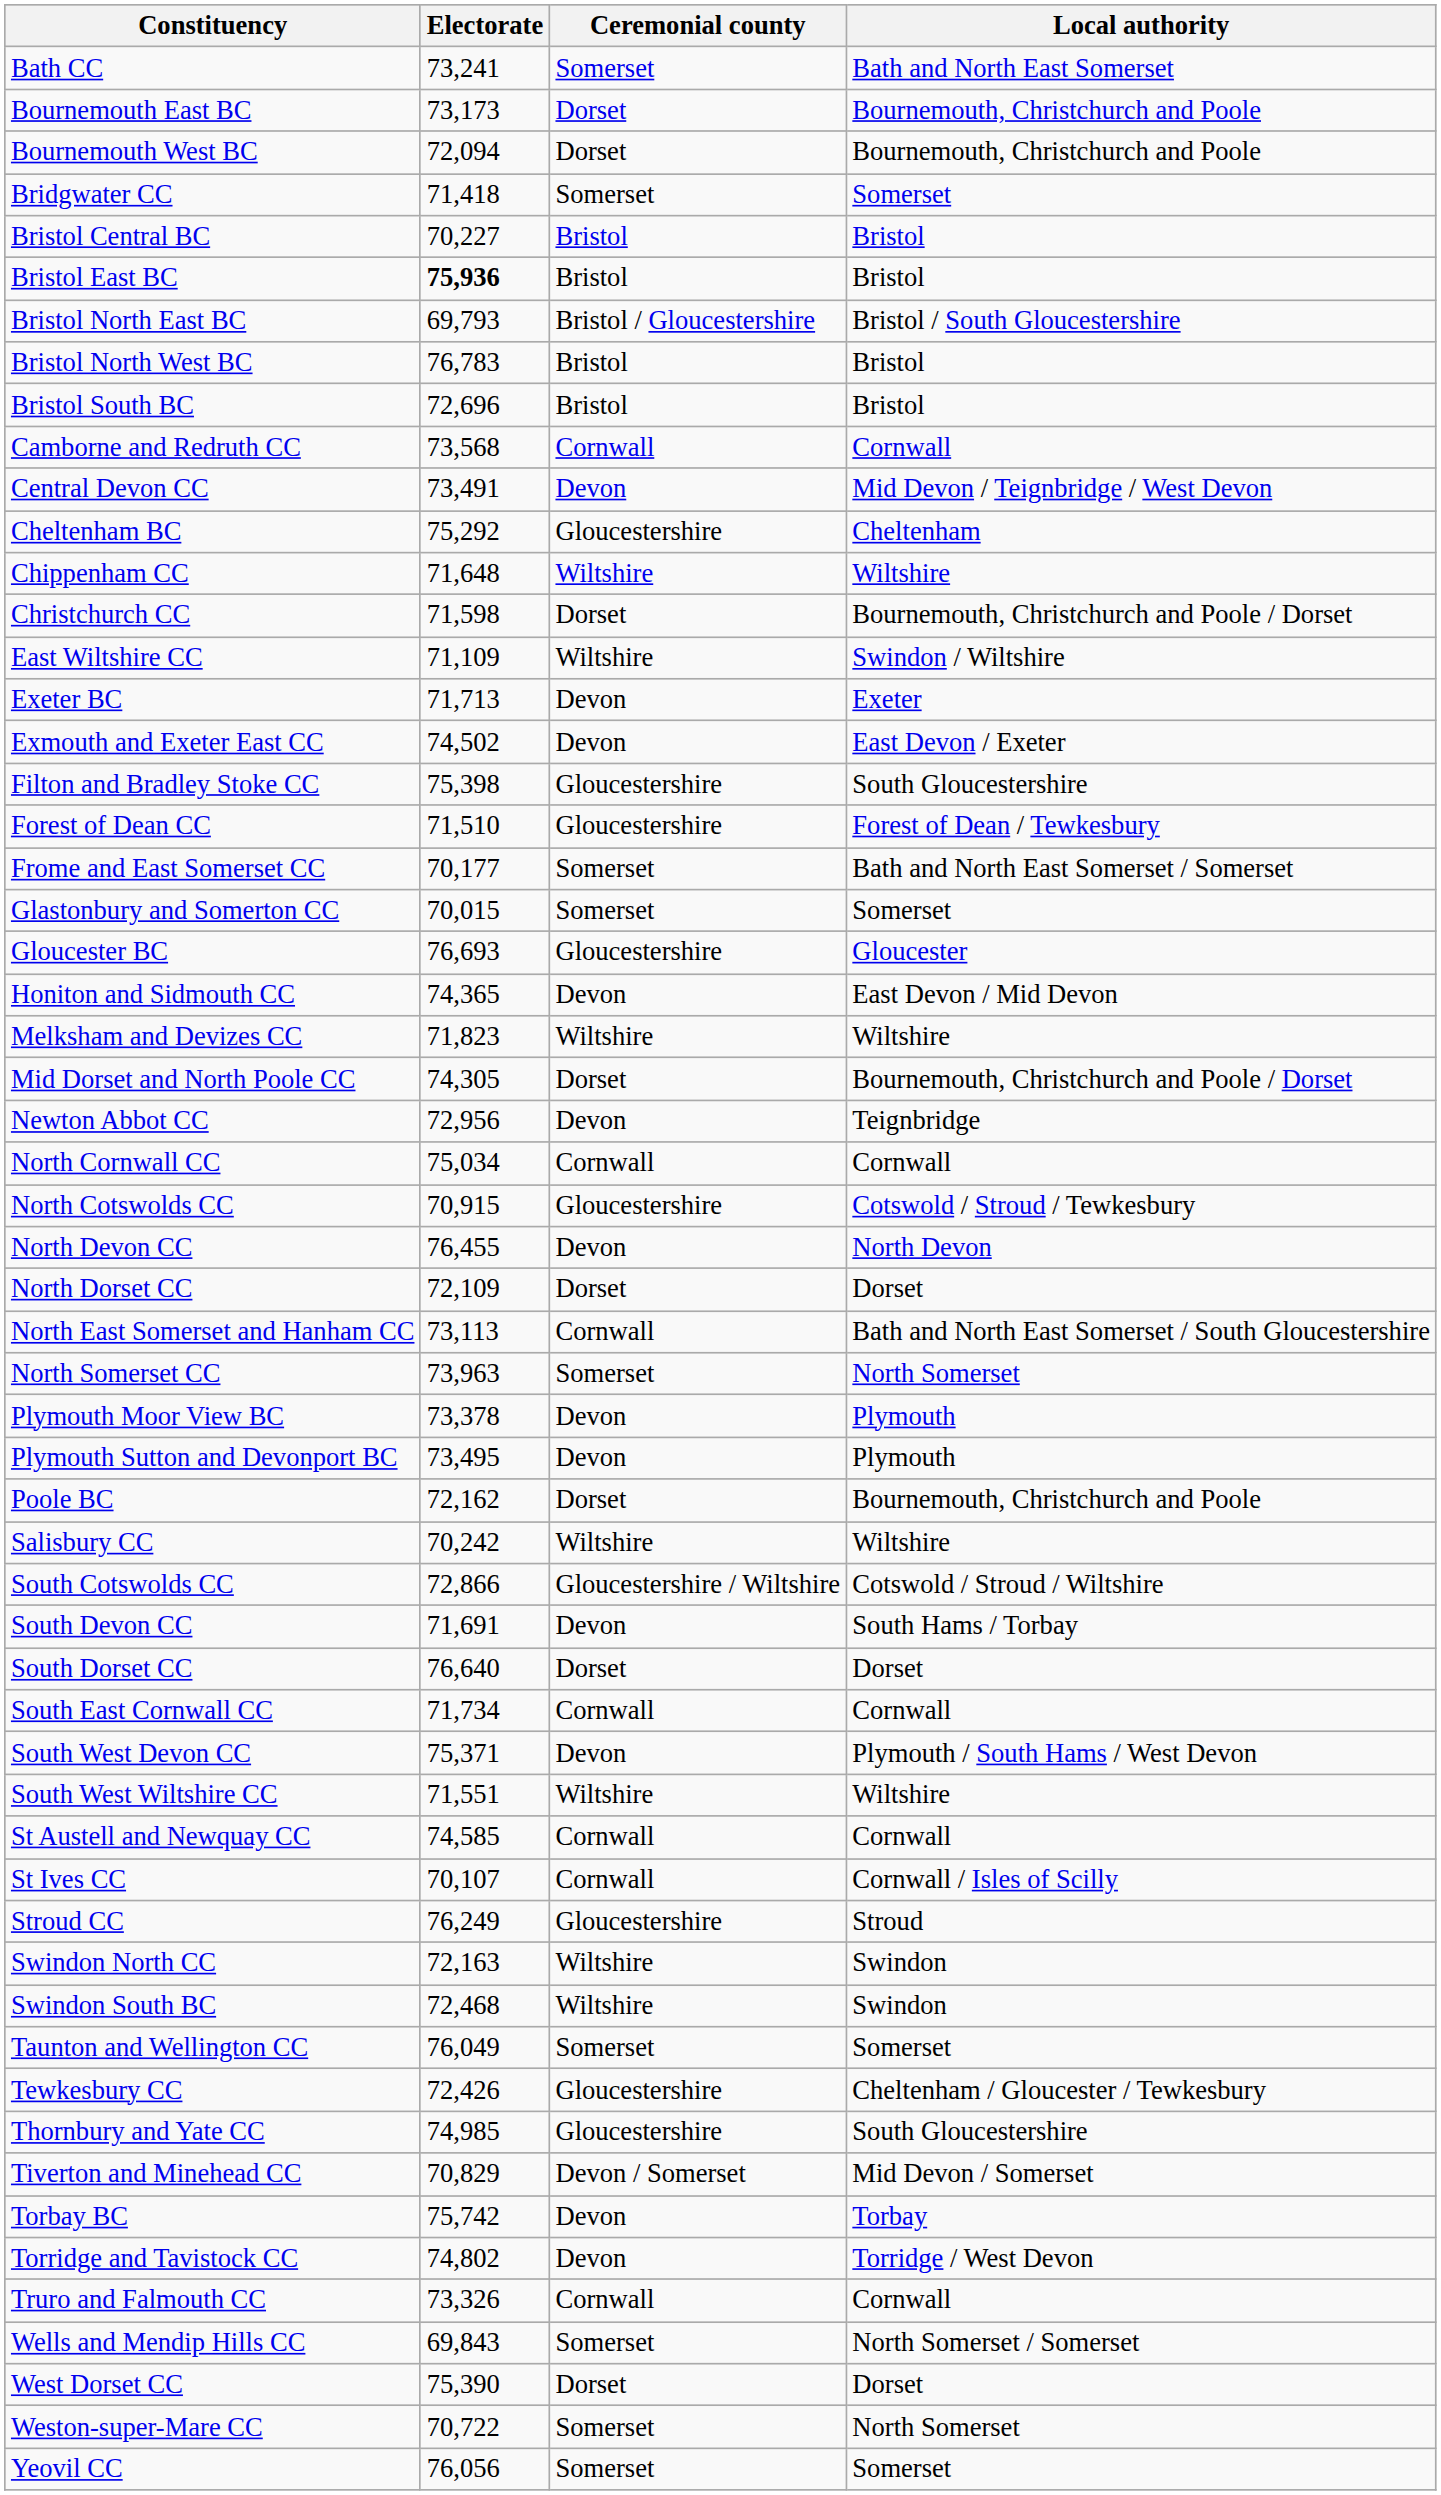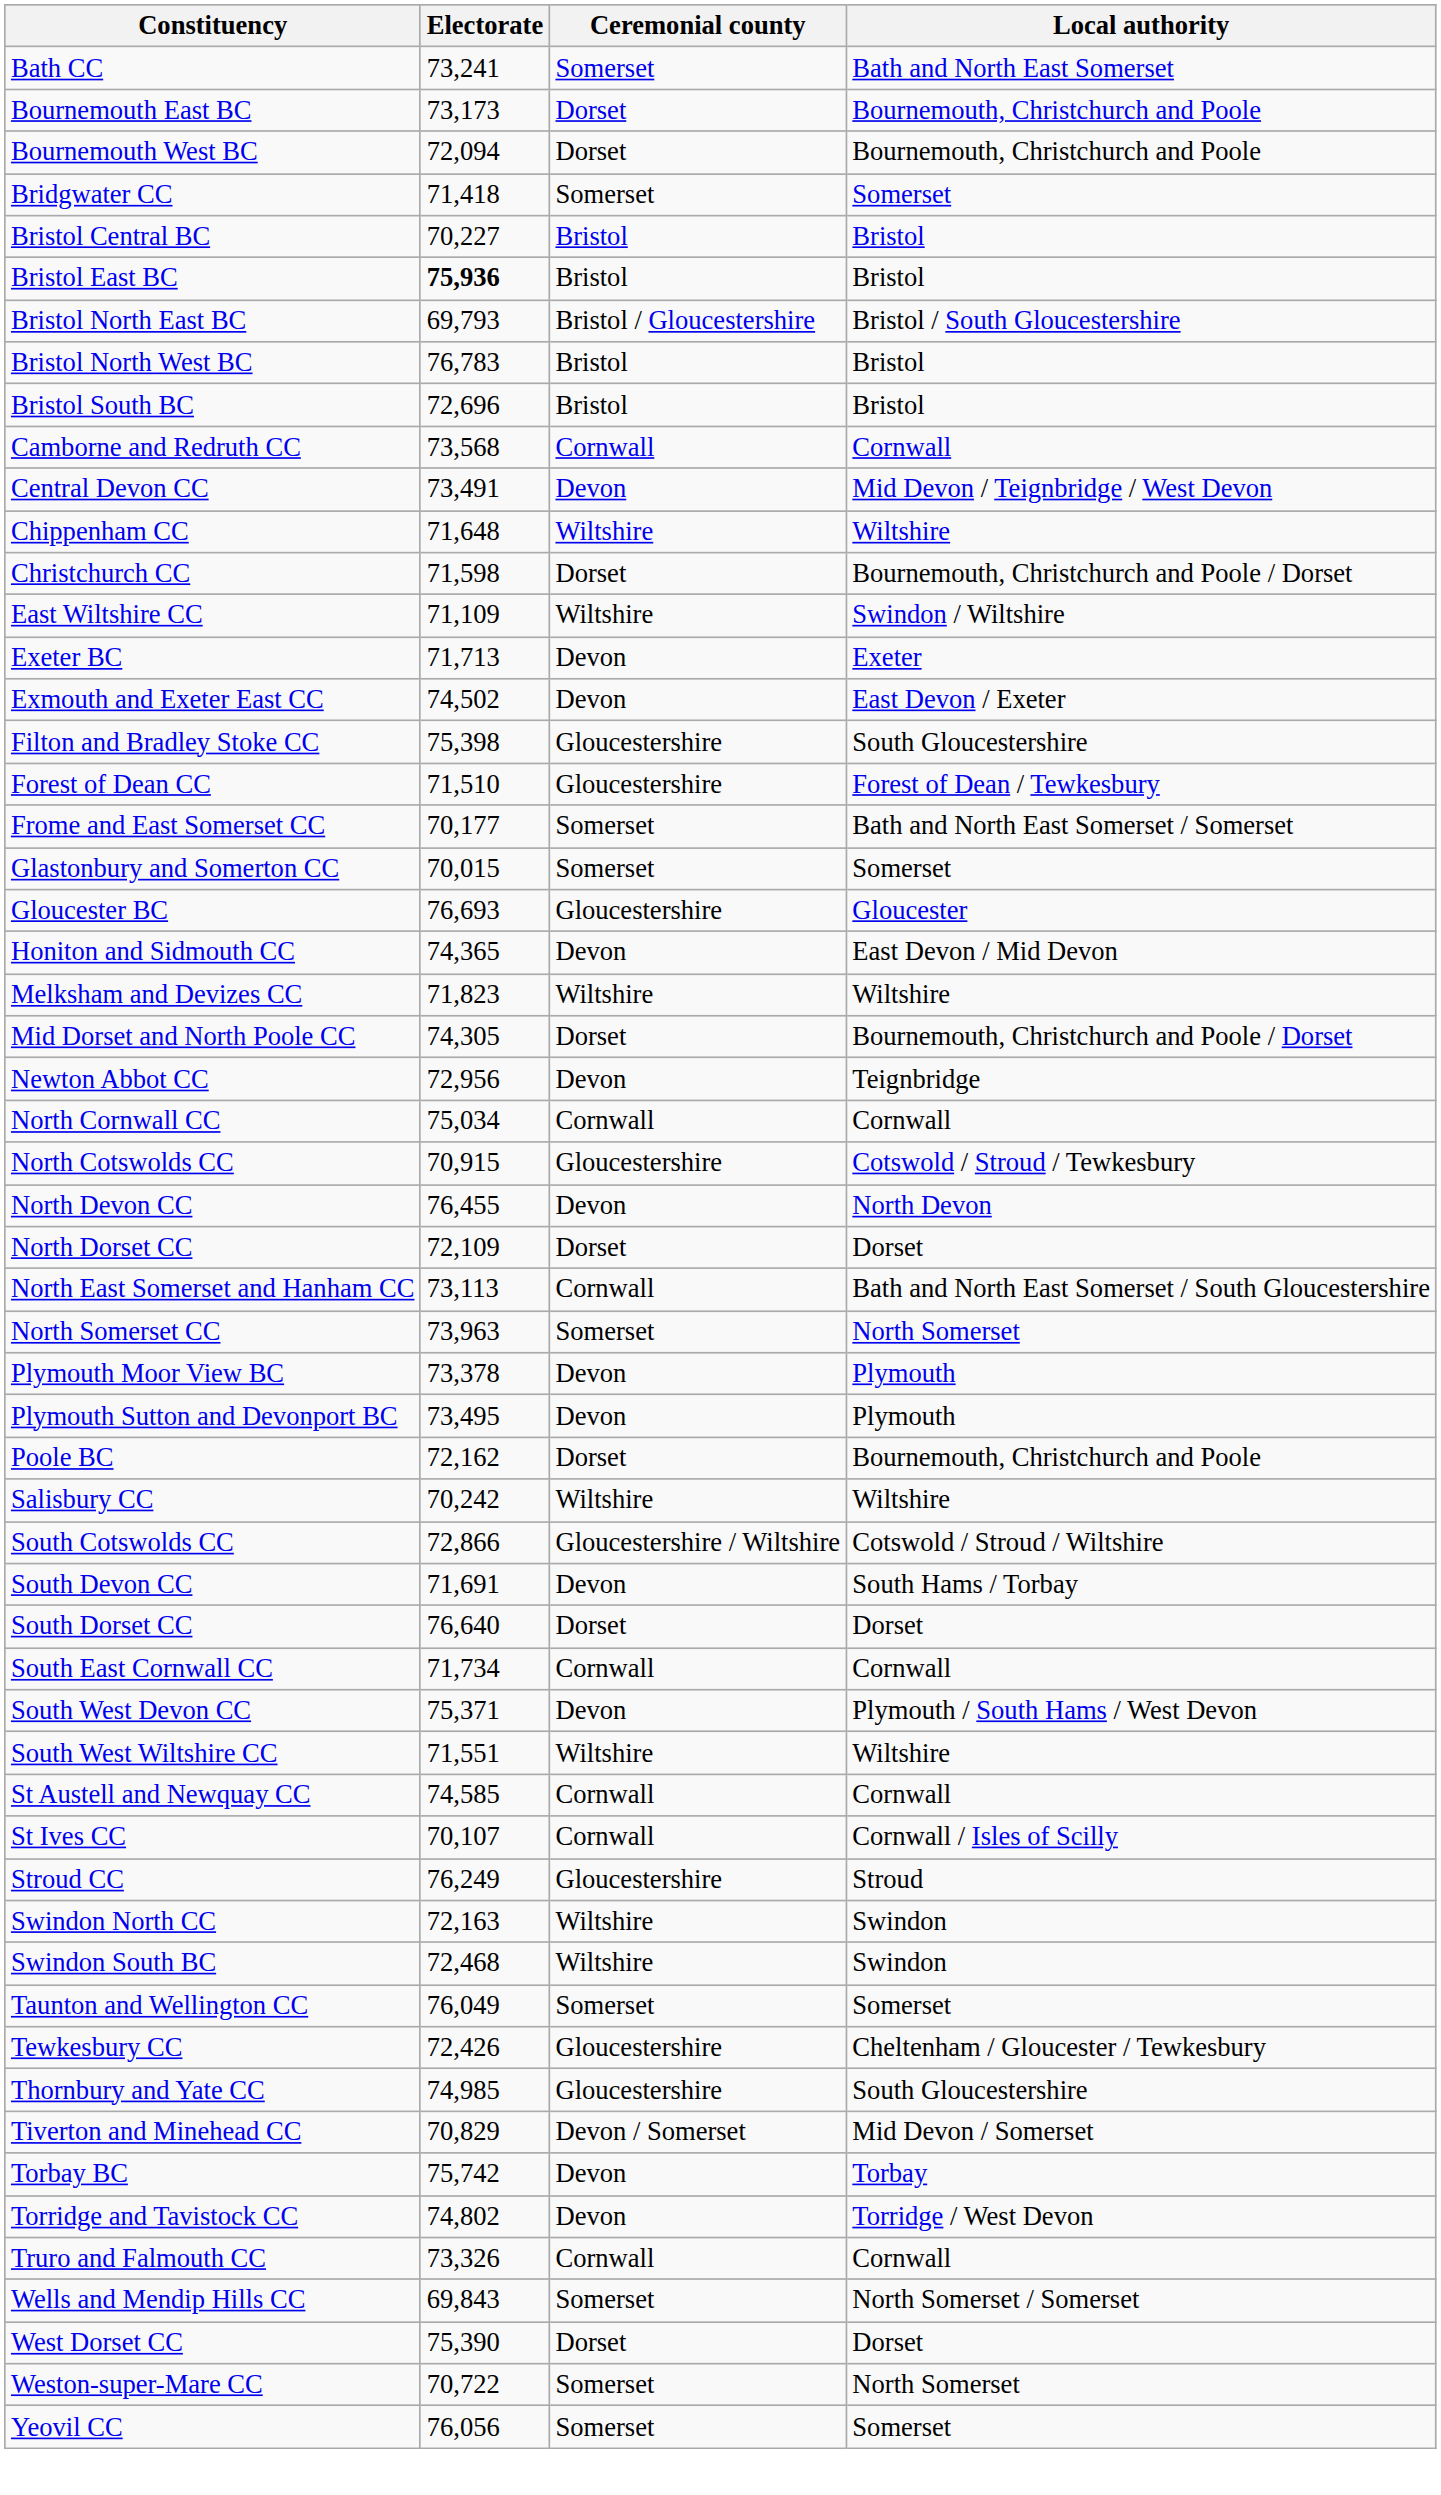- row: (96, 531)
